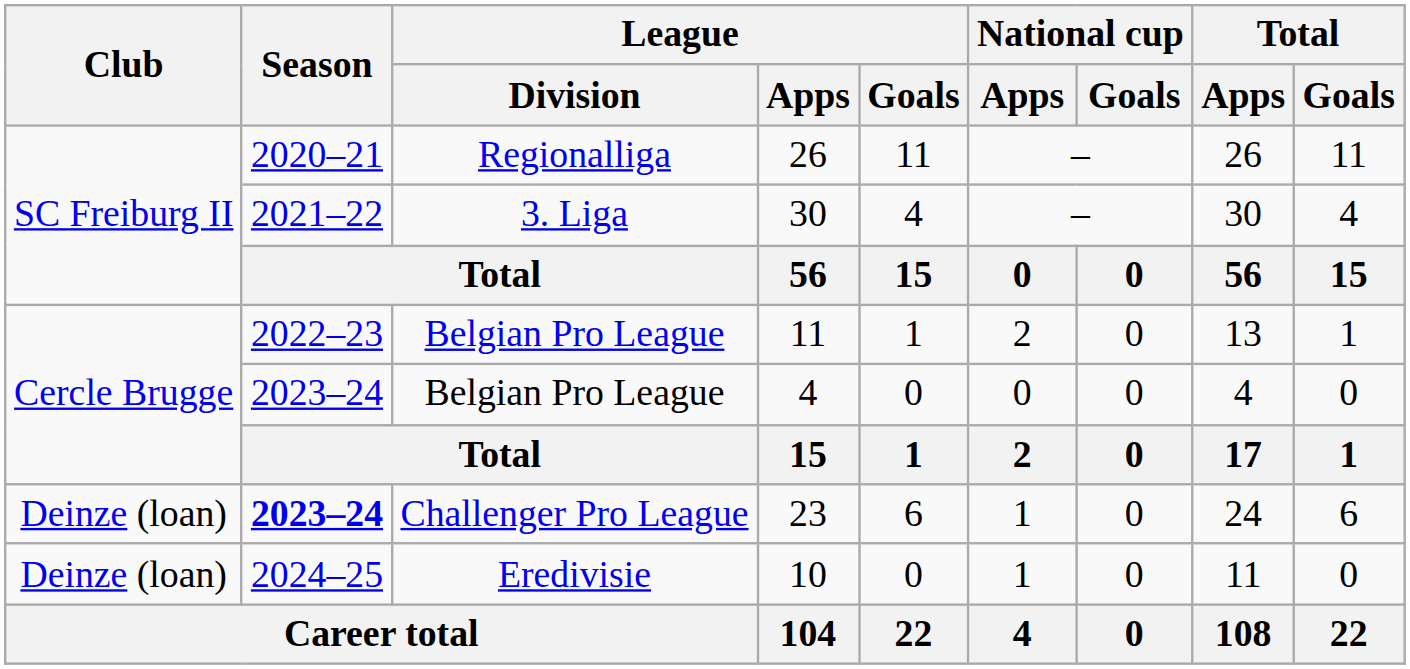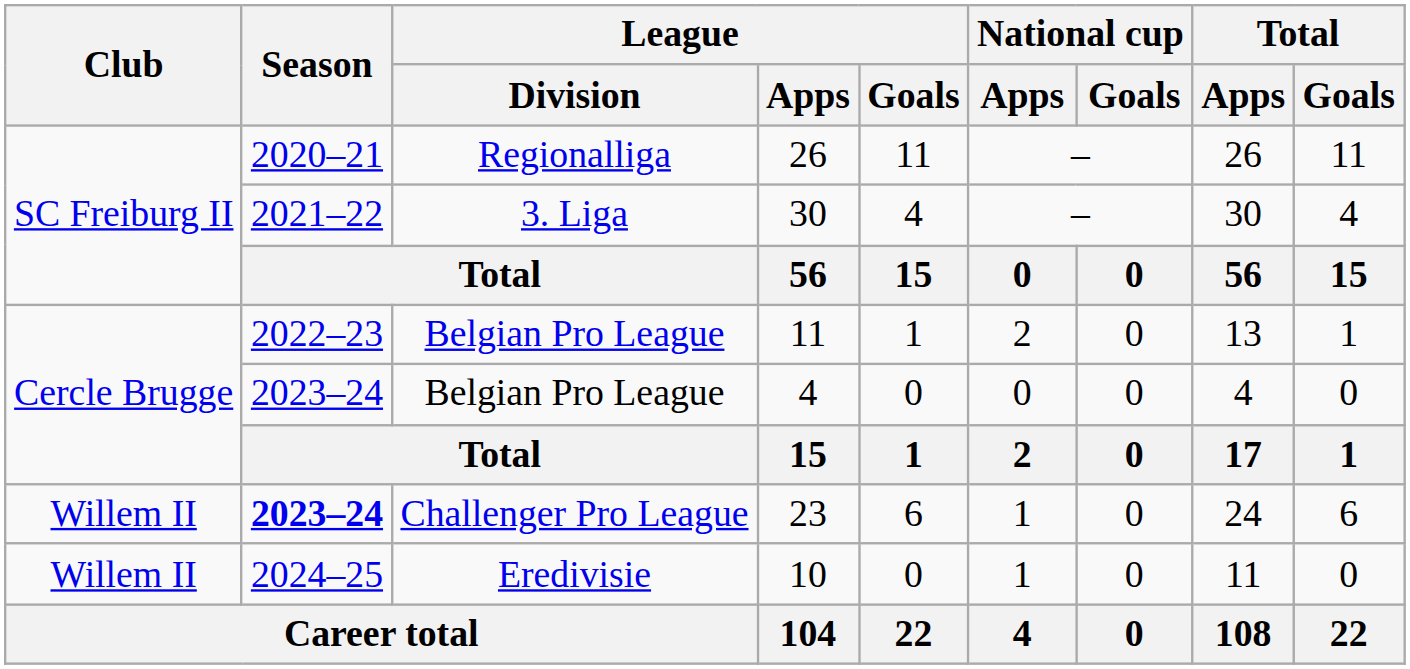(124, 513) Deinze (loan) -> (124, 513) Willem II
(124, 573) Deinze (loan) -> (124, 573) Willem II
